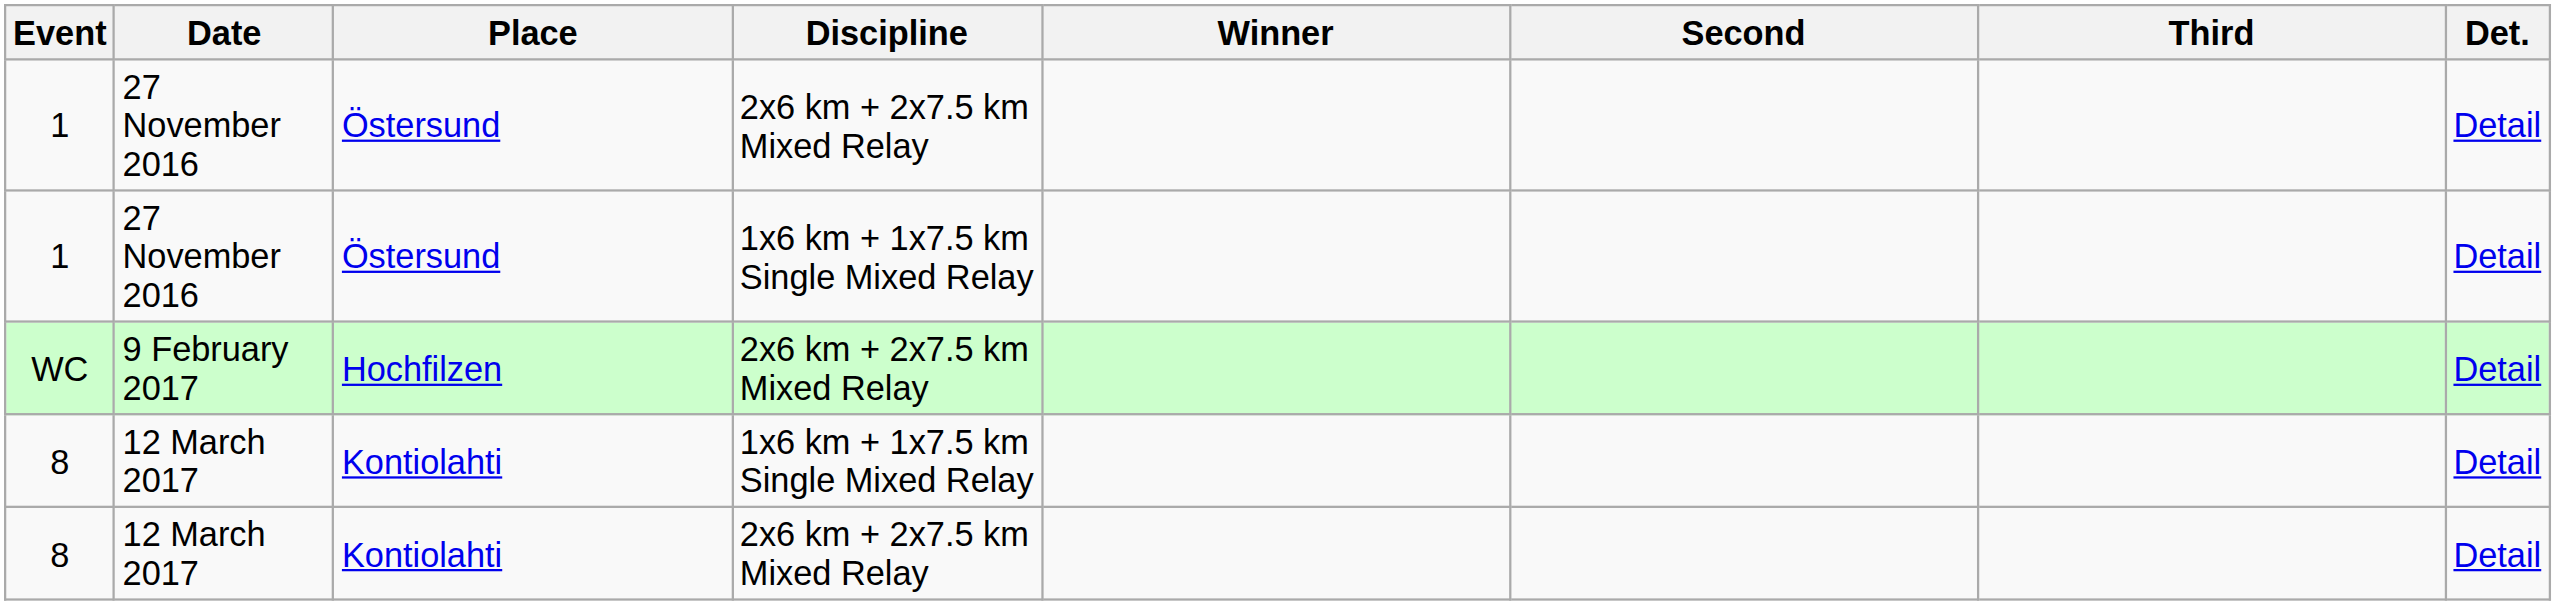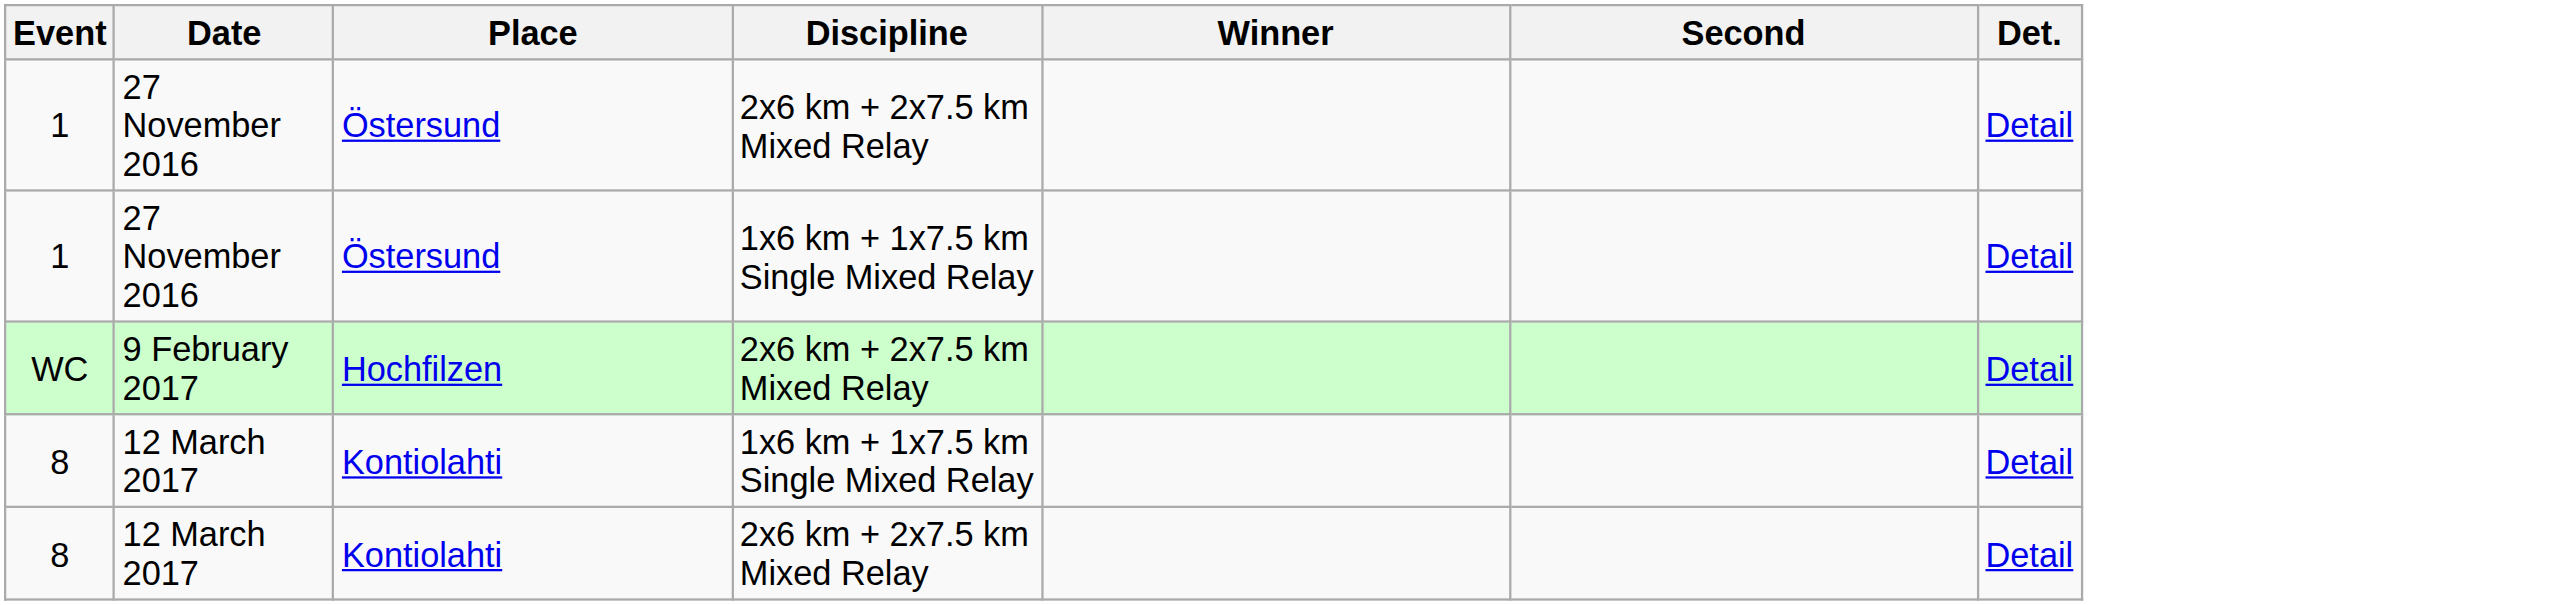- column: (2211, 33)
